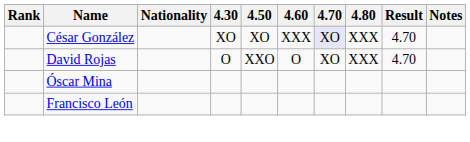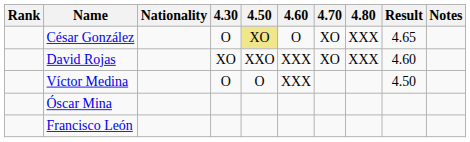(226, 37) XO -> (226, 37) O
(260, 37) no background -> (260, 37) khaki background
(296, 37) XXX -> (296, 37) O
(330, 37) lavender background -> (330, 37) no background
(404, 37) 4.70 -> (404, 37) 4.65
(226, 59) O -> (226, 59) XO
(296, 59) O -> (296, 59) XXX
(404, 59) 4.70 -> (404, 59) 4.60
+ row: (87, 81)
